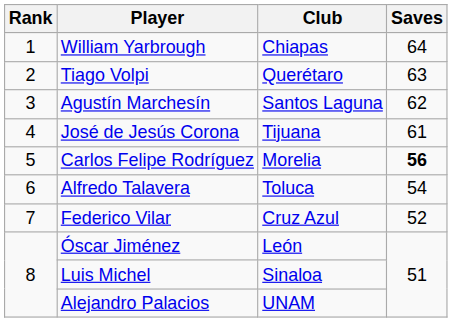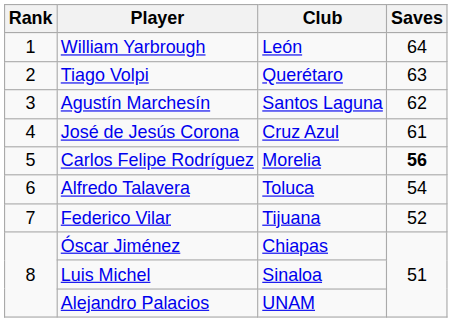(295, 47) Chiapas -> (282, 47) León
(291, 132) Tijuana -> (301, 132) Cruz Azul
(301, 217) Cruz Azul -> (291, 217) Tijuana
(282, 246) León -> (295, 246) Chiapas
